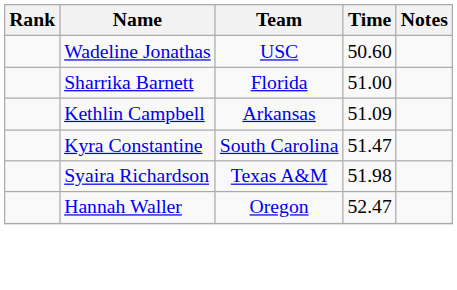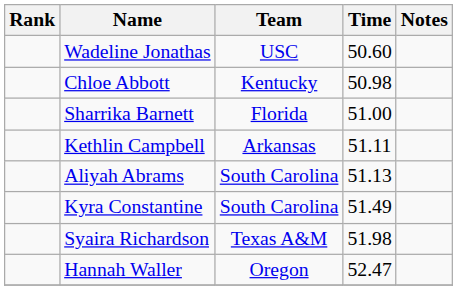+ row: (117, 82)
(370, 113) 51.09 -> (370, 144) 51.11
+ row: (124, 176)
(370, 144) 51.47 -> (370, 207) 51.49
